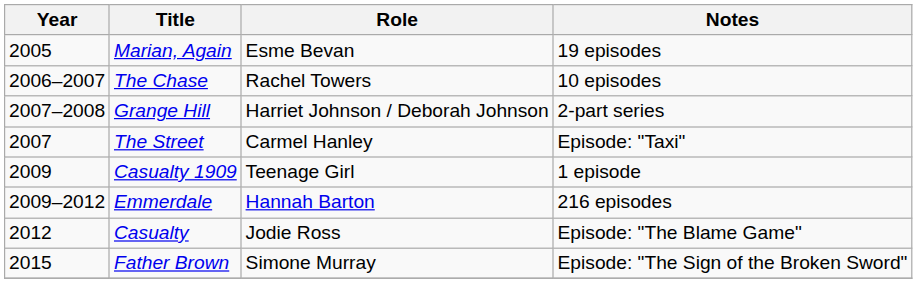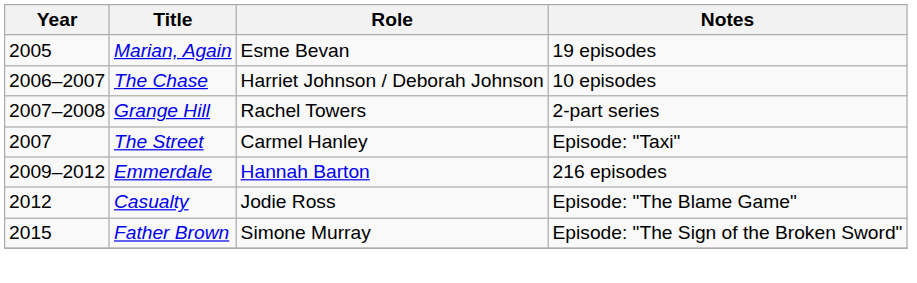(308, 80) Rachel Towers -> (392, 80) Harriet Johnson / Deborah Johnson
(397, 111) Harriet Johnson / Deborah Johnson -> (303, 111) Rachel Towers
- row: (175, 171)
